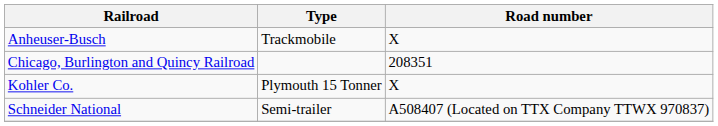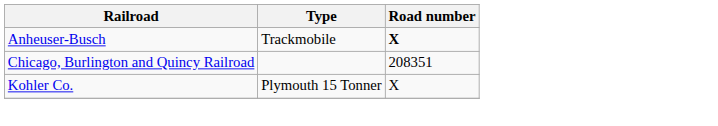(394, 39) normal -> (394, 39) bold
- row: (64, 109)
